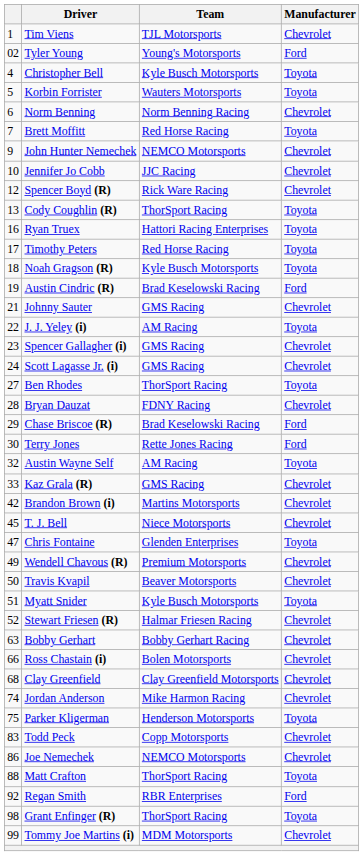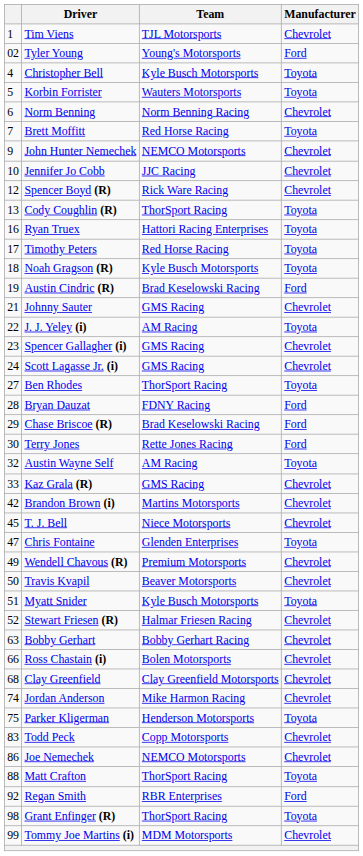(308, 405) Chevrolet -> (295, 405) Ford
